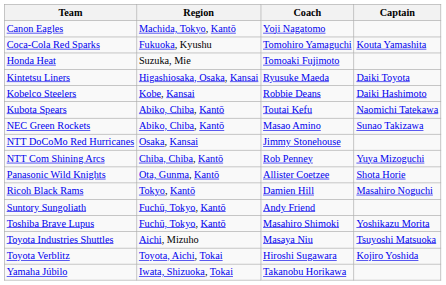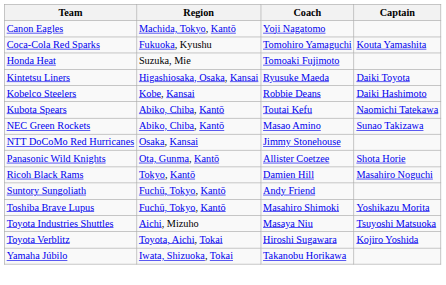- row: (56, 158)
